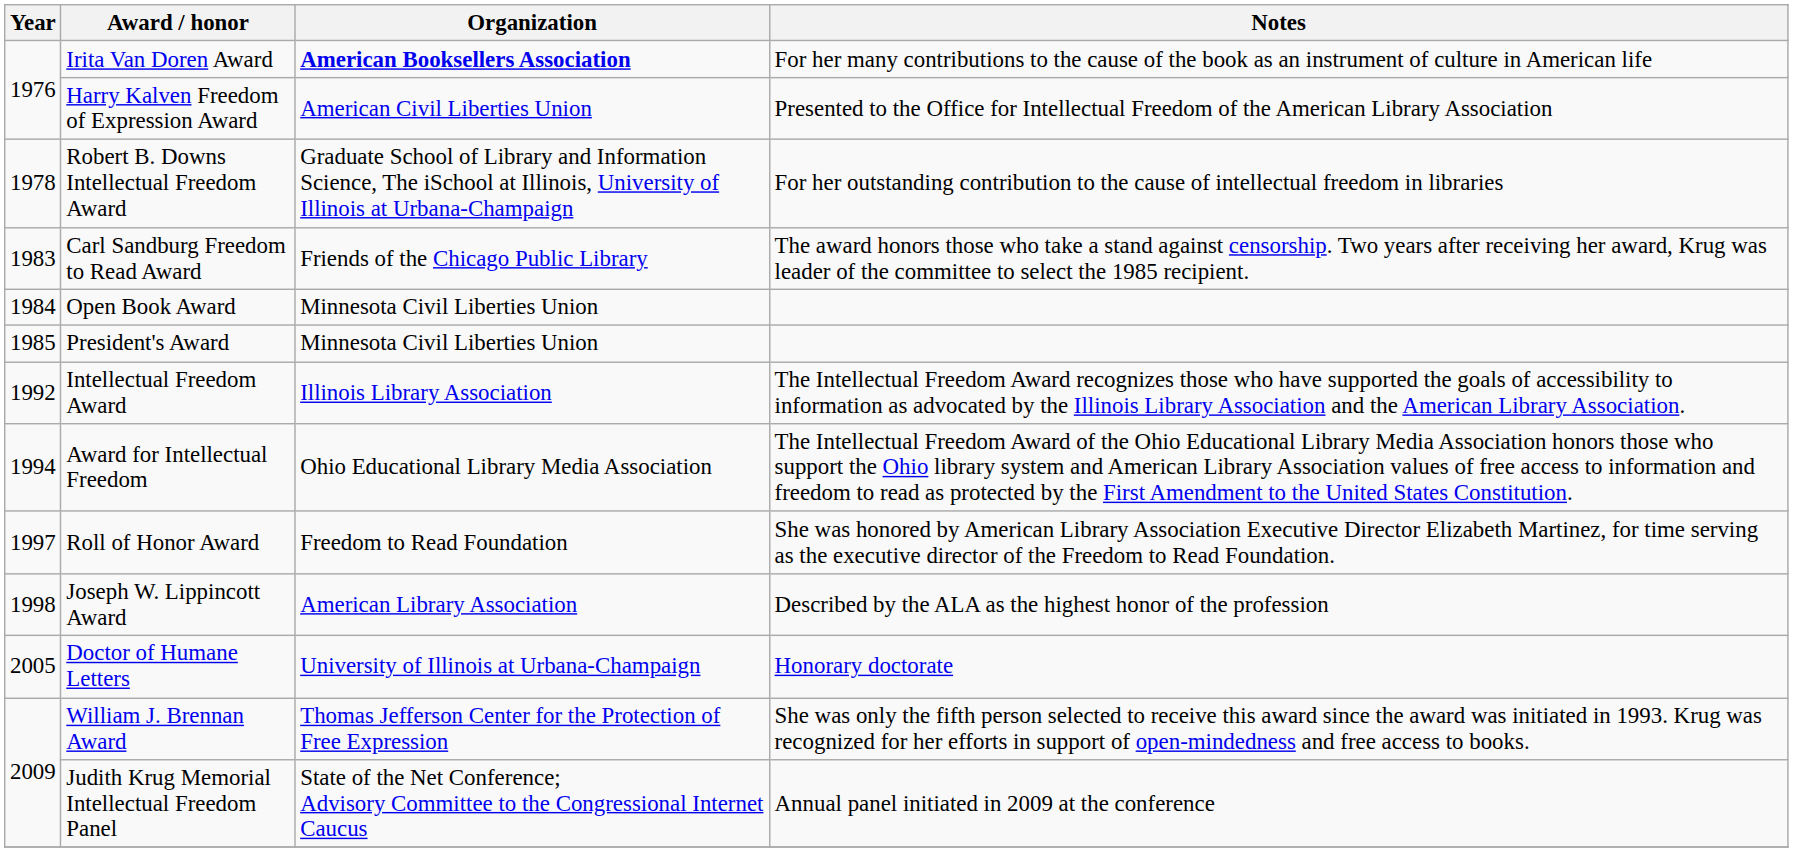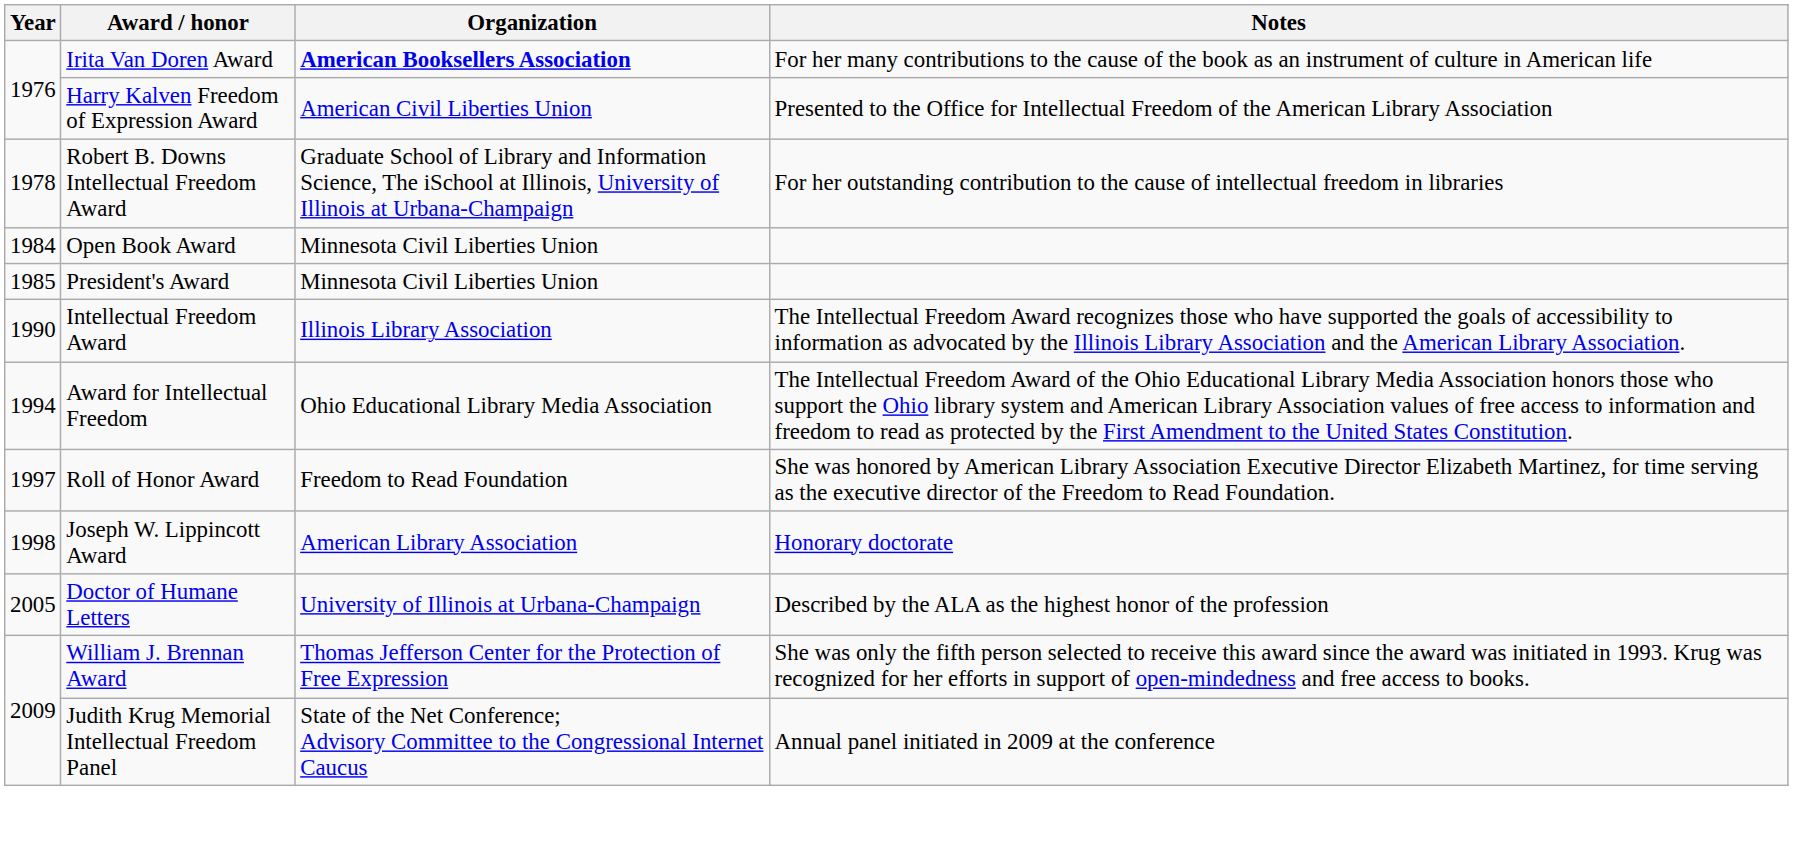- row: (176, 257)
(33, 392) 1992 -> (33, 330) 1990
(1052, 604) Described by the ALA as the highest honor of the profession -> (864, 542) Honorary doctorate
(864, 666) Honorary doctorate -> (1052, 604) Described by the ALA as the highest honor of the profession
